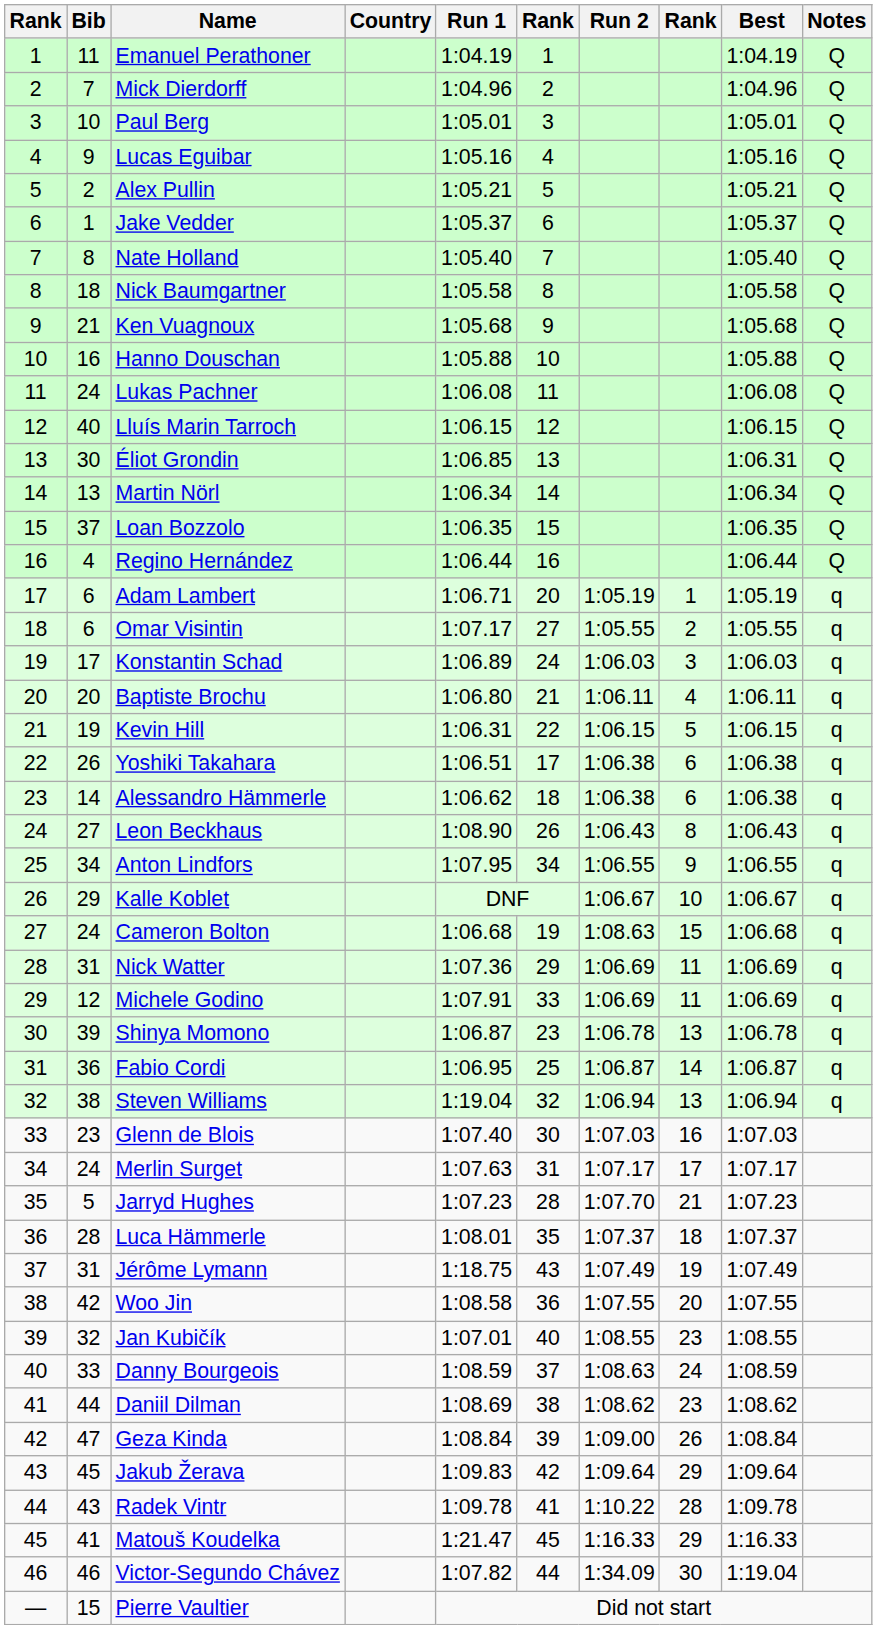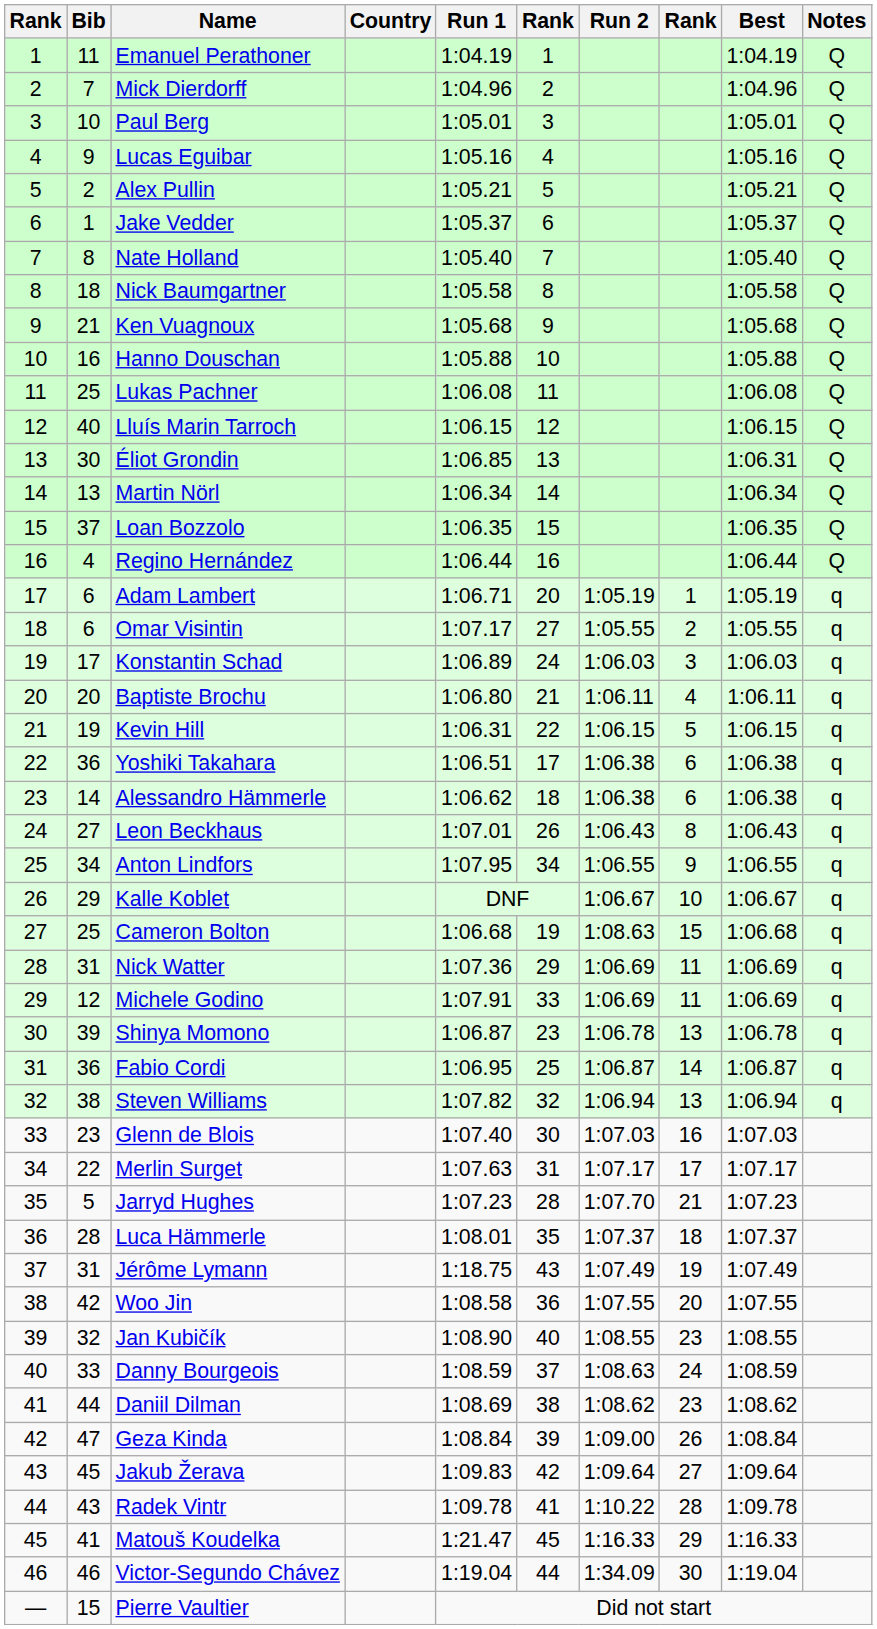(89, 392) 24 -> (89, 392) 25
(89, 763) 26 -> (89, 763) 36
(477, 831) 1:08.90 -> (477, 831) 1:07.01
(89, 932) 24 -> (89, 932) 25
(477, 1101) 1:19.04 -> (477, 1101) 1:07.82
(89, 1168) 24 -> (89, 1168) 22
(477, 1337) 1:07.01 -> (477, 1337) 1:08.90
(691, 1472) 29 -> (691, 1472) 27
(477, 1573) 1:07.82 -> (477, 1573) 1:19.04
